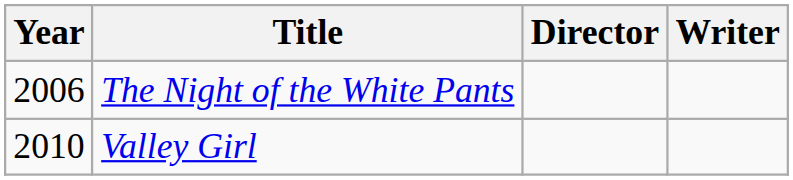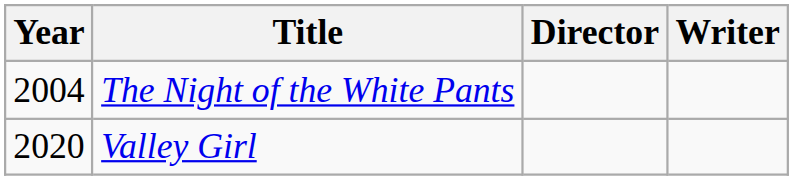(49, 89) 2006 -> (49, 89) 2004
(49, 145) 2010 -> (49, 145) 2020
